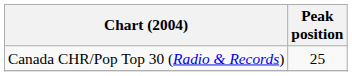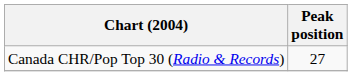(317, 58) 25 -> (317, 58) 27
